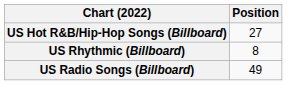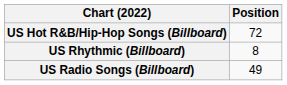(256, 32) 27 -> (256, 32) 72
